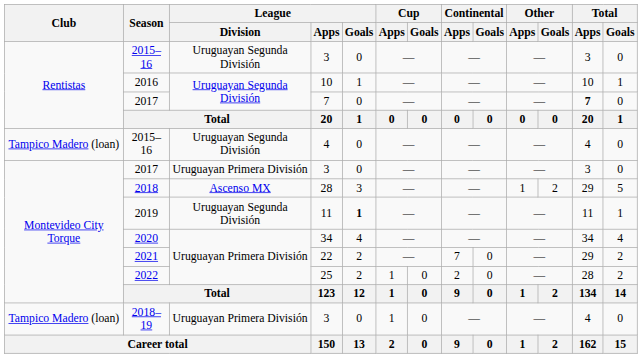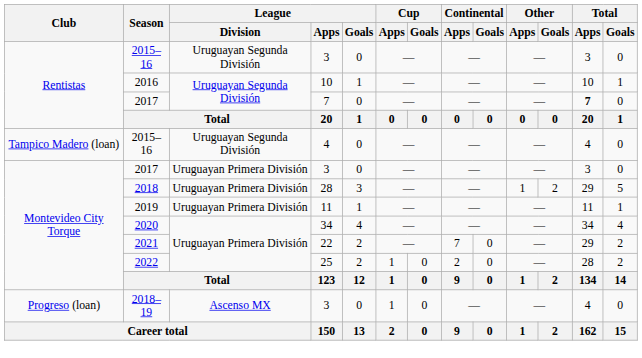(240, 188) Ascenso MX -> (240, 188) Uruguayan Primera División
(240, 213) Uruguayan Segunda División -> (240, 206) Uruguayan Primera División
(359, 213) bold -> (359, 206) normal
(64, 319) Tampico Madero (loan) -> (64, 305) Progreso (loan)
(240, 319) Uruguayan Primera División -> (240, 305) Ascenso MX
